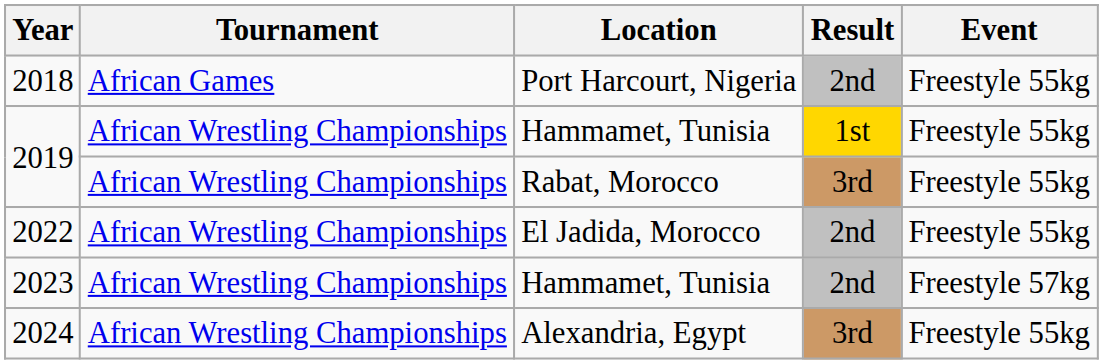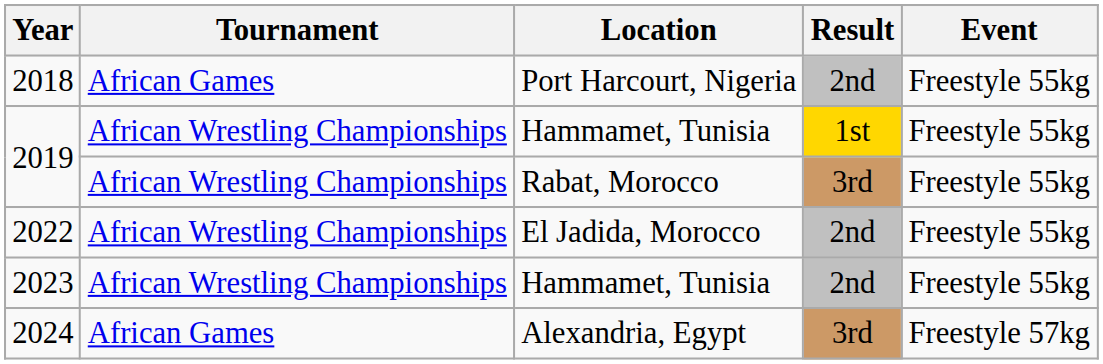(999, 283) Freestyle 57kg -> (999, 283) Freestyle 55kg
(297, 333) African Wrestling Championships -> (181, 333) African Games
(999, 333) Freestyle 55kg -> (999, 333) Freestyle 57kg
